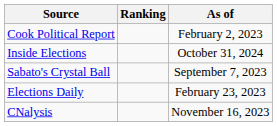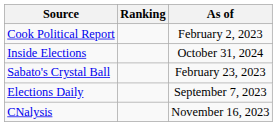(220, 72) September 7, 2023 -> (220, 72) February 23, 2023
(220, 92) February 23, 2023 -> (220, 92) September 7, 2023
